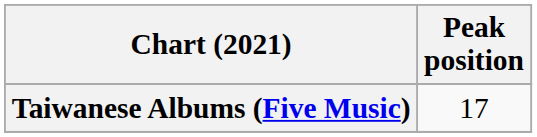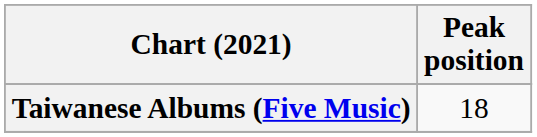(474, 107) 17 -> (474, 107) 18
